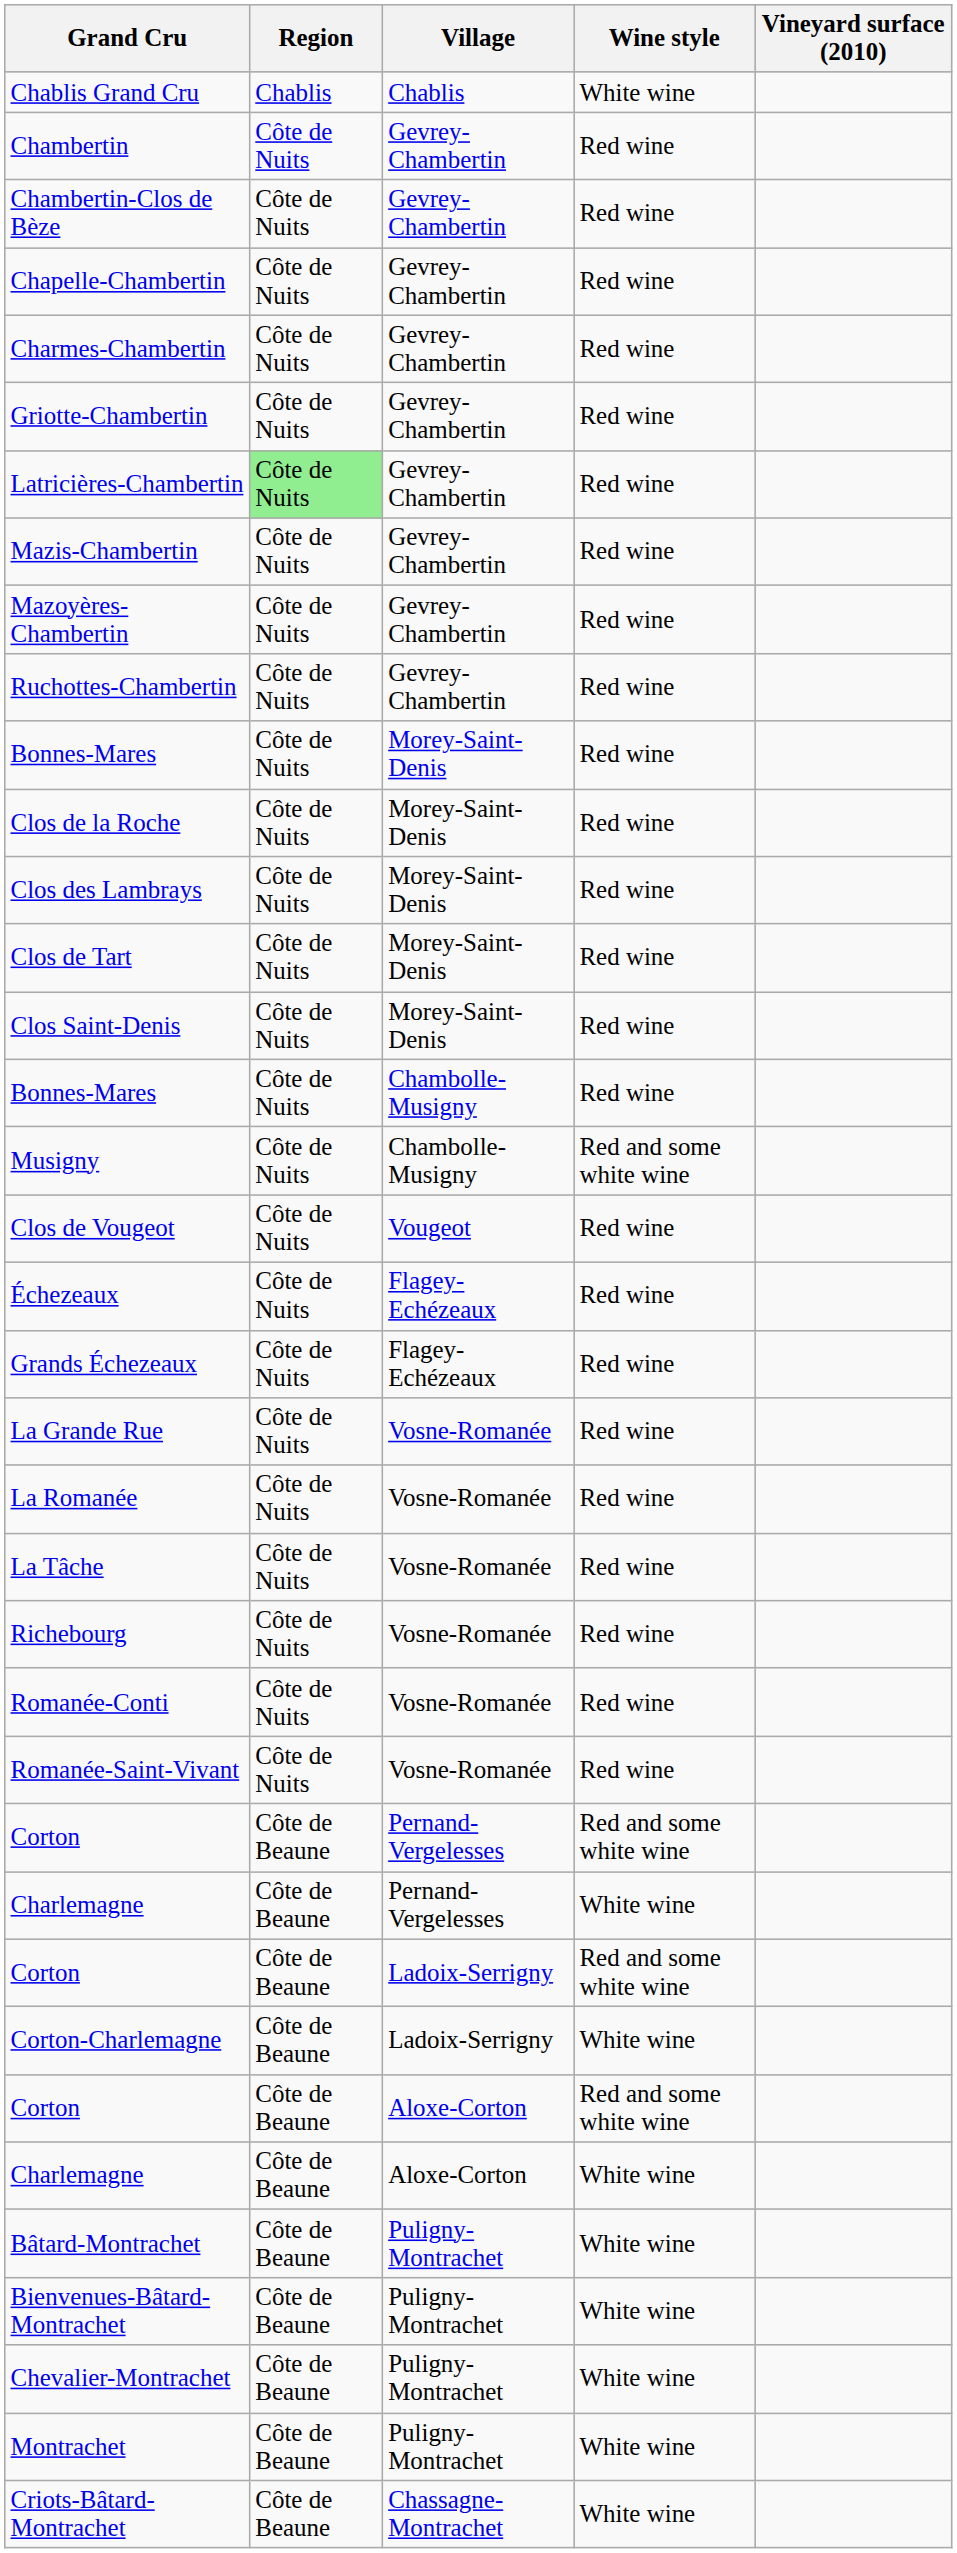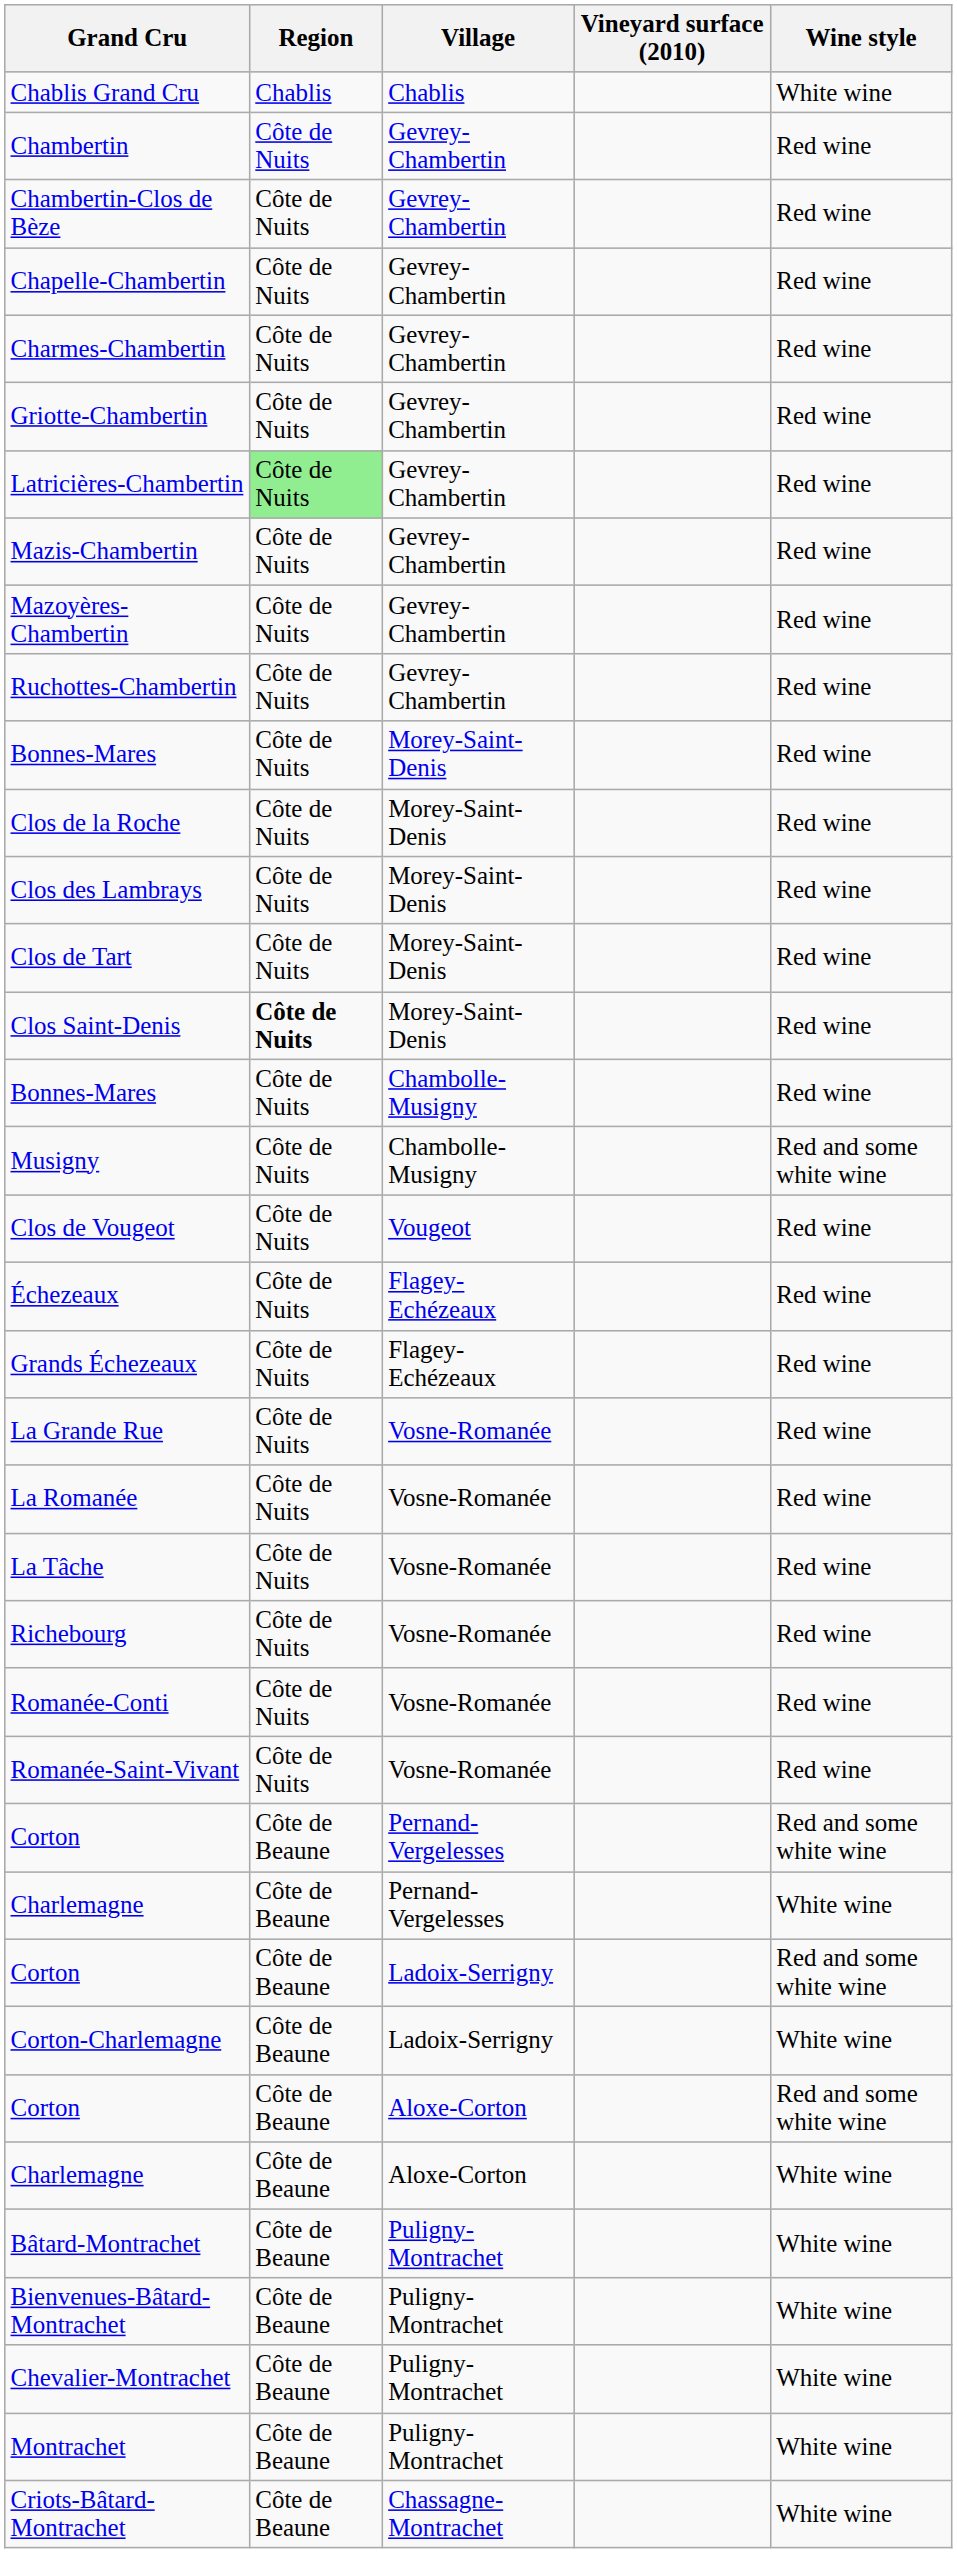columns swapped: (664, 38) <-> (853, 38)
(294, 1025) normal -> (296, 1025) bold
